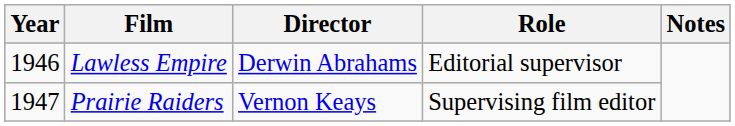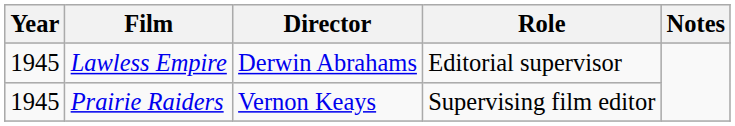(35, 62) 1946 -> (35, 62) 1945
(35, 101) 1947 -> (35, 101) 1945
